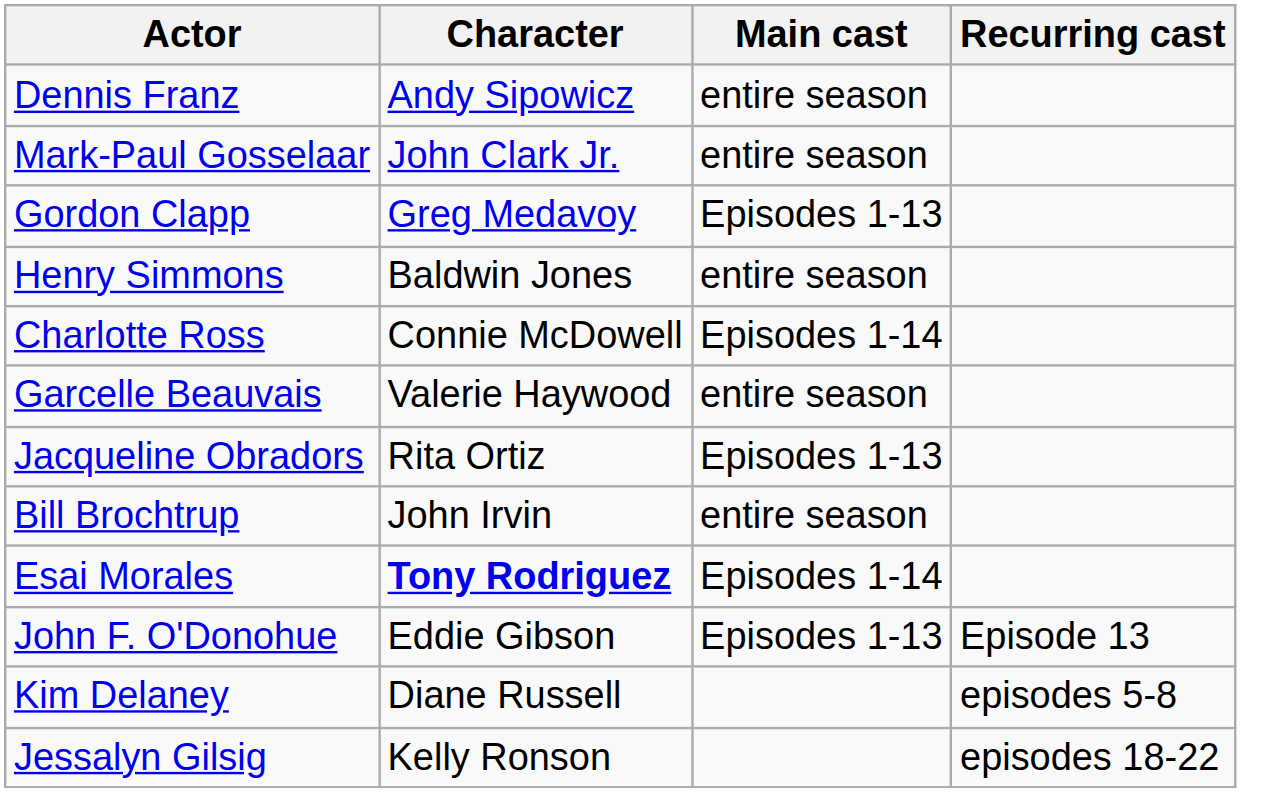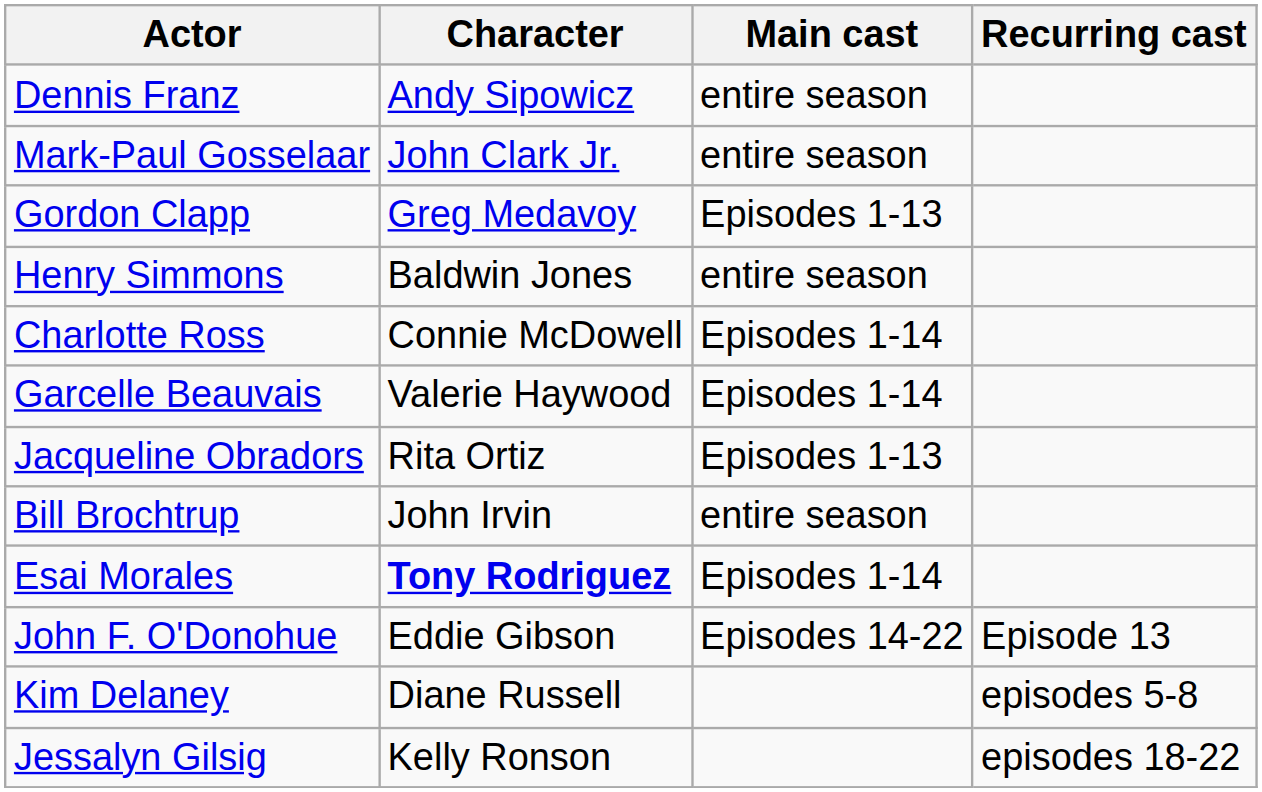(814, 395) entire season -> (821, 395) Episodes 1-14
(821, 635) Episodes 1-13 -> (832, 635) Episodes 14-22
